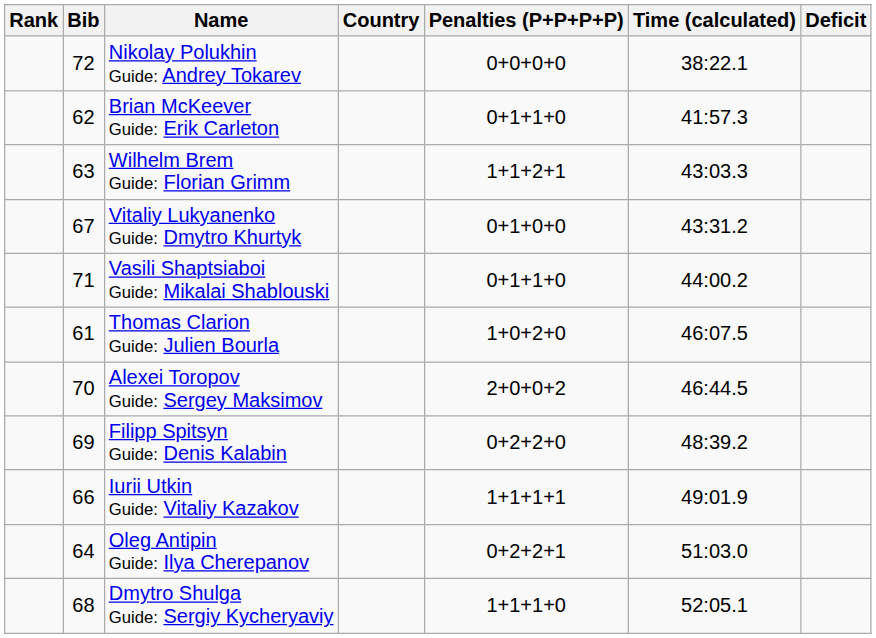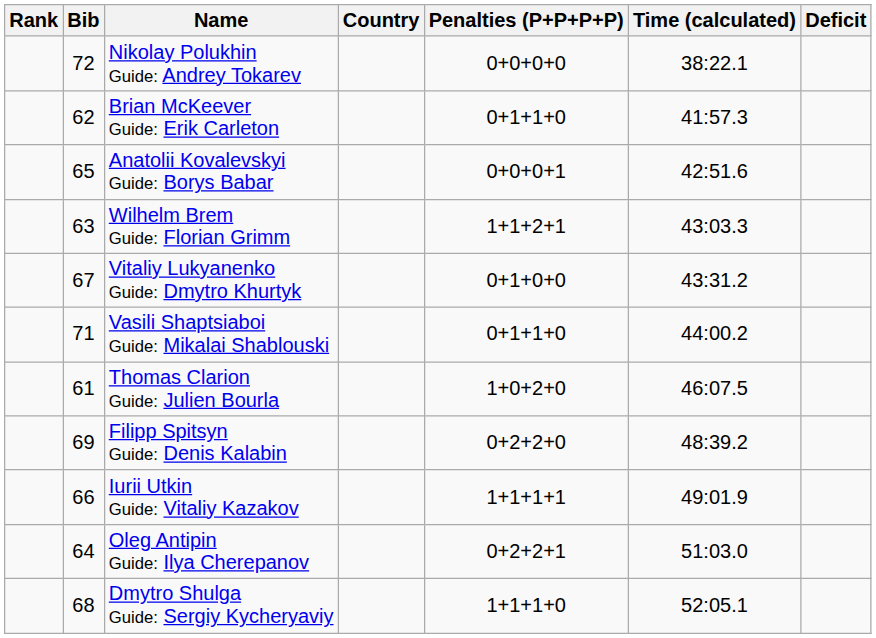+ row: (197, 171)
- row: (216, 388)
